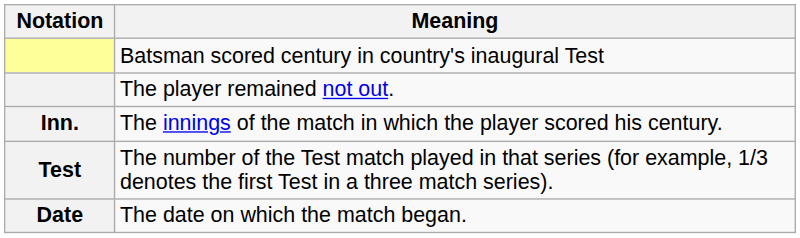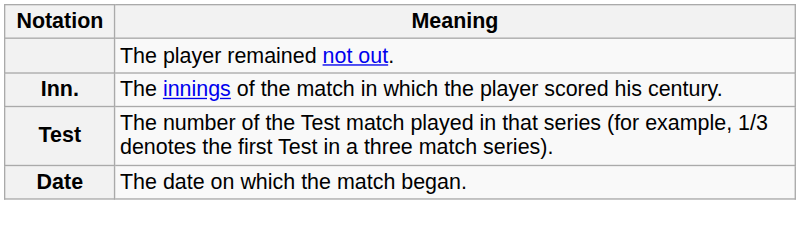- row: (362, 55)
